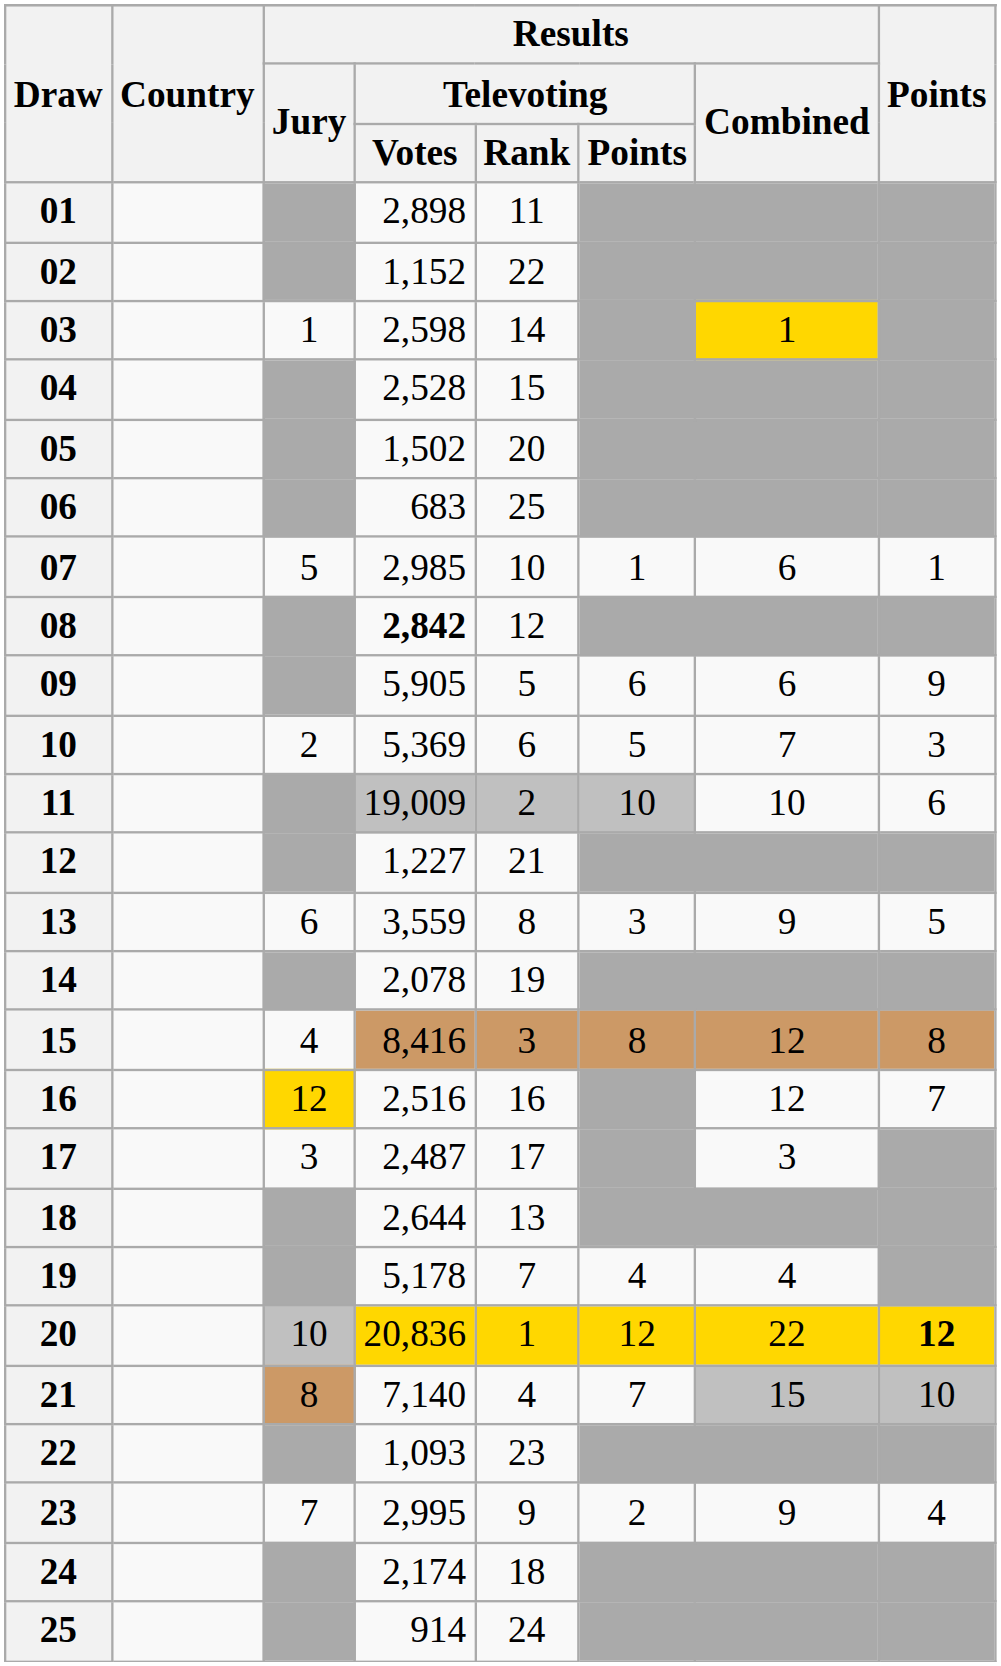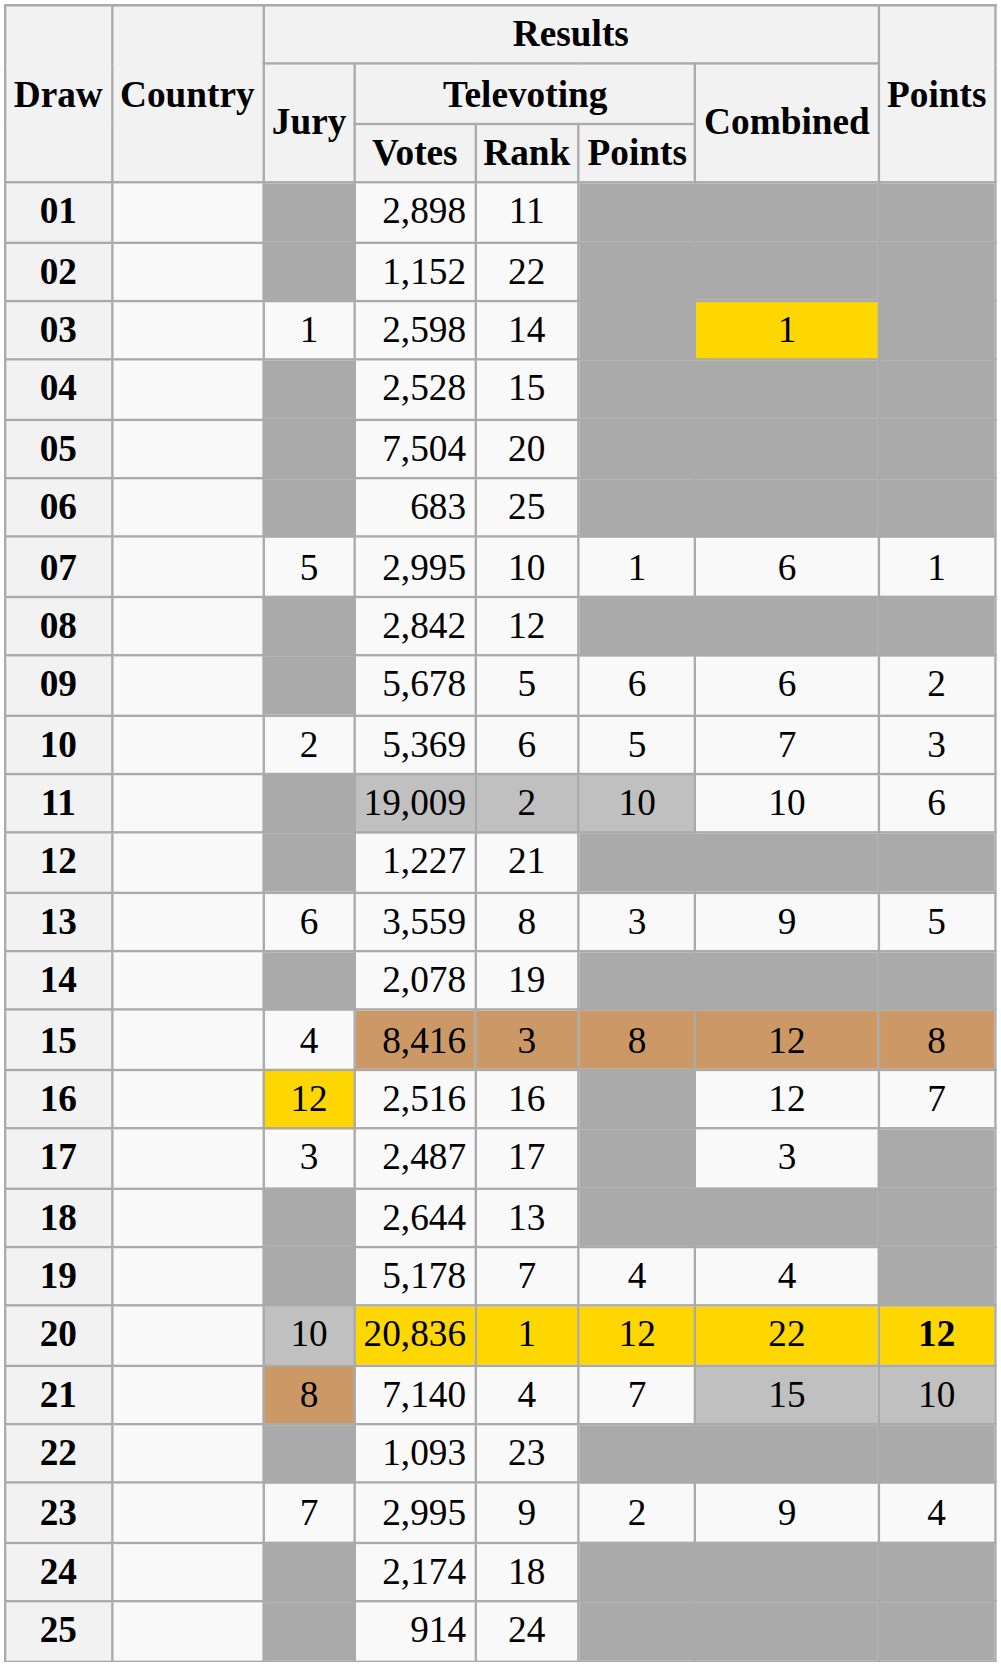(424, 447) 1,502 -> (424, 447) 7,504
(424, 566) 2,985 -> (424, 566) 2,995
(424, 625) bold -> (424, 625) normal
(424, 684) 5,905 -> (424, 684) 5,678
(937, 684) 9 -> (937, 684) 2
